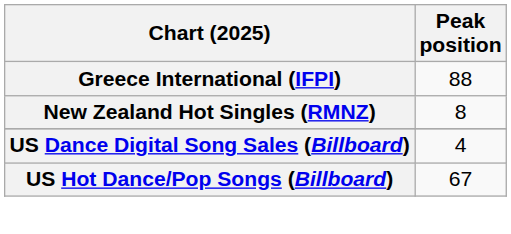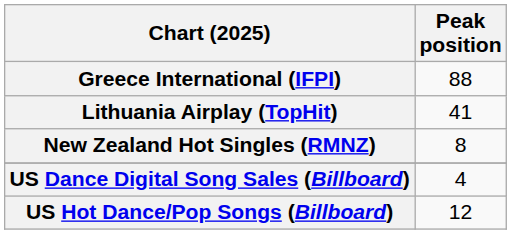+ row: (210, 111)
(461, 178) 67 -> (461, 212) 12
